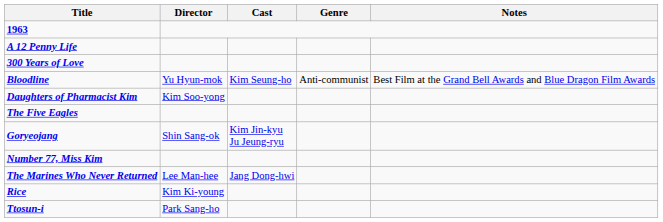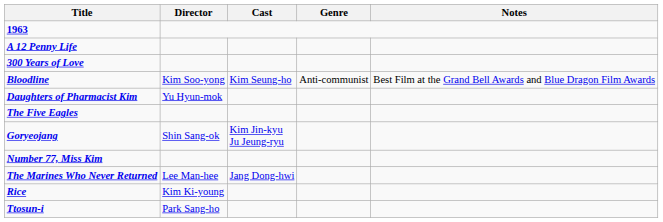(192, 79) Yu Hyun-mok -> (193, 79) Kim Soo-yong
(193, 96) Kim Soo-yong -> (192, 96) Yu Hyun-mok
